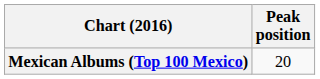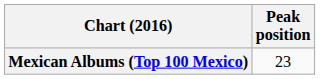(283, 61) 20 -> (283, 61) 23
